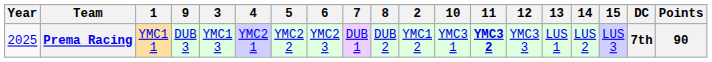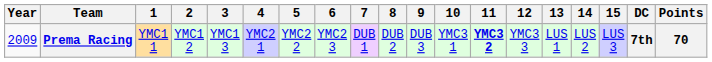columns swapped: (417, 14) <-> (185, 14)
(22, 41) 2025 -> (22, 41) 2009
(681, 41) 90 -> (681, 41) 70
